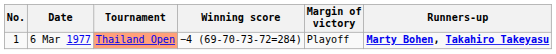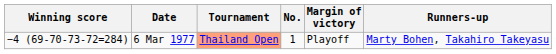columns swapped: (16, 19) <-> (241, 19)
(458, 41) bold -> (458, 41) normal
